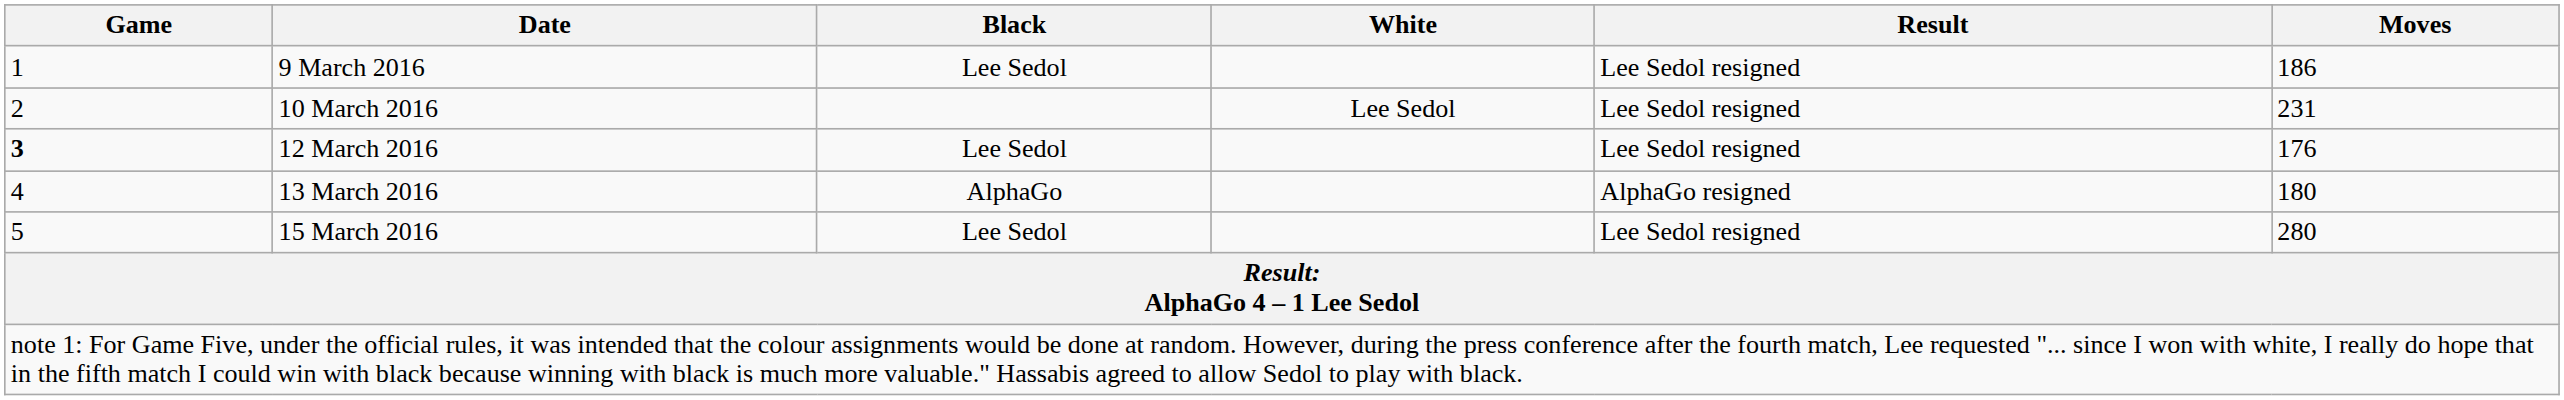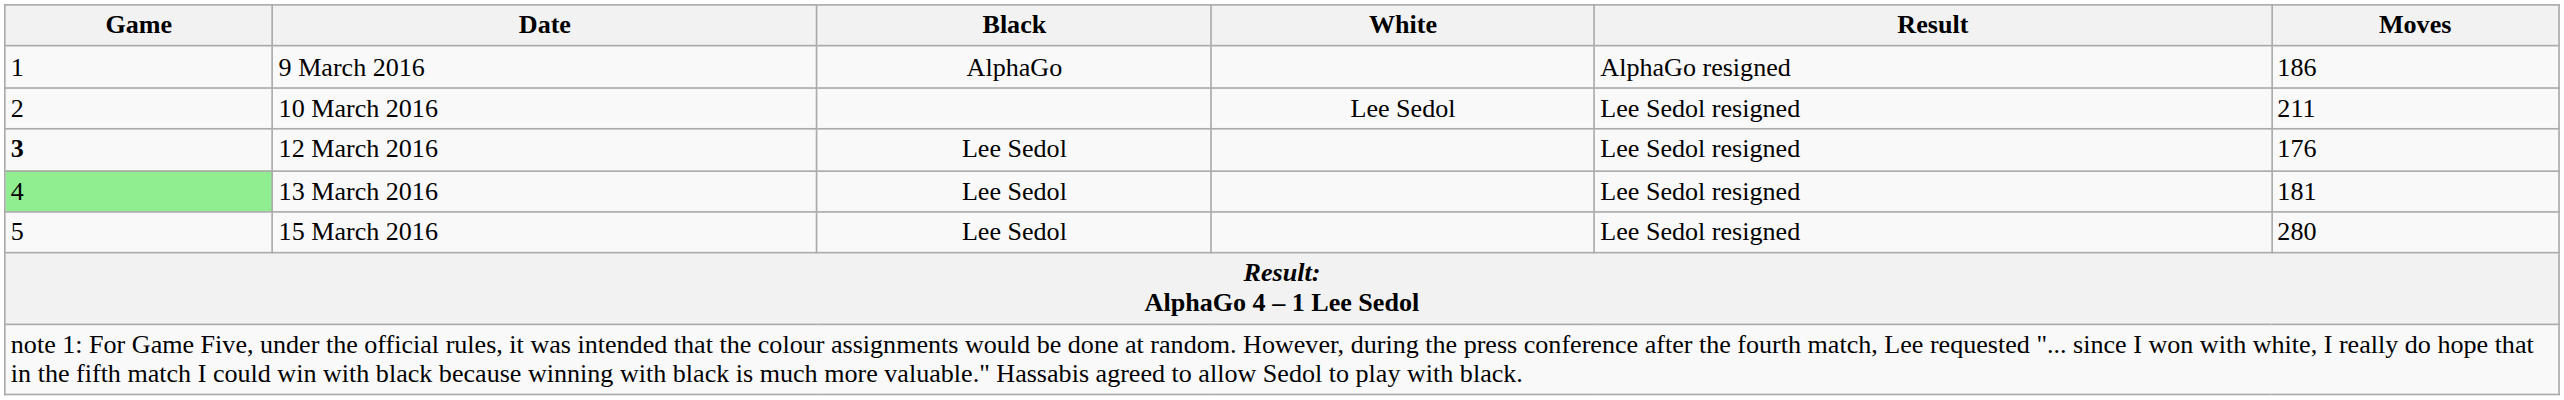(1014, 66) Lee Sedol -> (1014, 66) AlphaGo
(1700, 66) Lee Sedol resigned -> (1696, 66) AlphaGo resigned
(2297, 107) 231 -> (2296, 107) 211
(17, 190) no background -> (17, 190) lightgreen background
(1014, 190) AlphaGo -> (1014, 190) Lee Sedol
(1696, 190) AlphaGo resigned -> (1700, 190) Lee Sedol resigned
(2297, 190) 180 -> (2297, 190) 181
